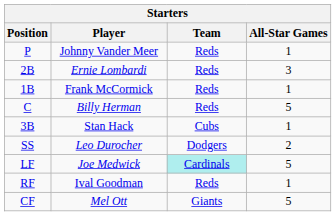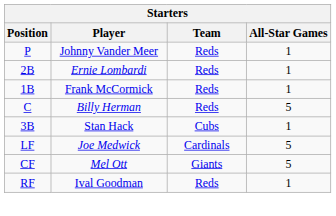(288, 70) 3 -> (288, 70) 1
- row: (109, 145)
(207, 164) paleturquoise background -> (207, 145) no background
rows swapped: (109, 201) <-> (109, 182)
